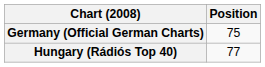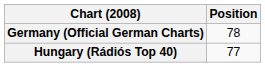(233, 33) 75 -> (233, 33) 78
